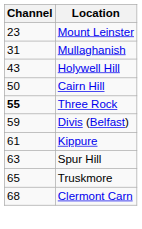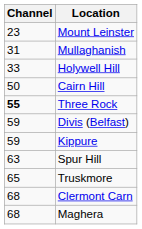(13, 68) 43 -> (13, 68) 33
(13, 141) 61 -> (13, 141) 59
+ row: (81, 214)
